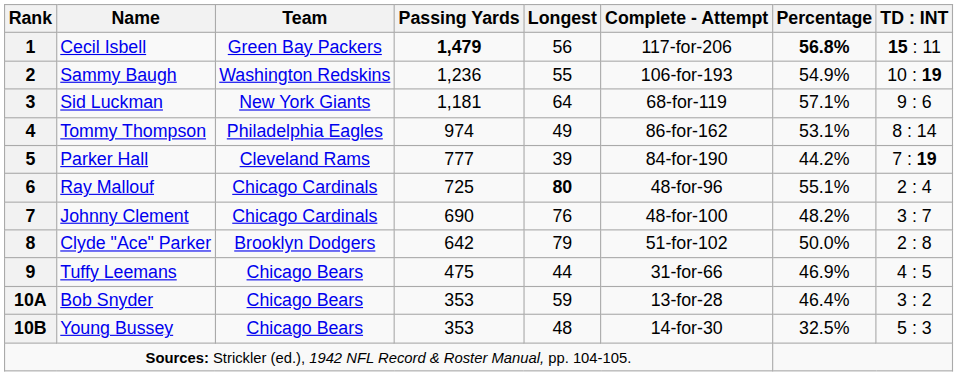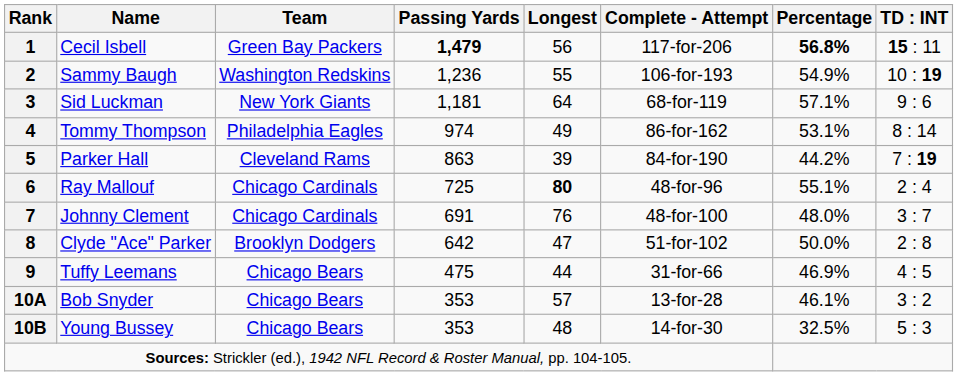(459, 159) 777 -> (459, 159) 863
(459, 215) 690 -> (459, 215) 691
(824, 215) 48.2% -> (824, 215) 48.0%
(562, 243) 79 -> (562, 243) 47
(562, 300) 59 -> (562, 300) 57
(824, 300) 46.4% -> (824, 300) 46.1%
